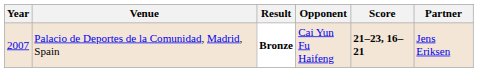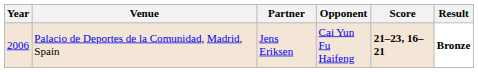columns swapped: (443, 14) <-> (276, 14)
(18, 45) 2007 -> (18, 45) 2006
